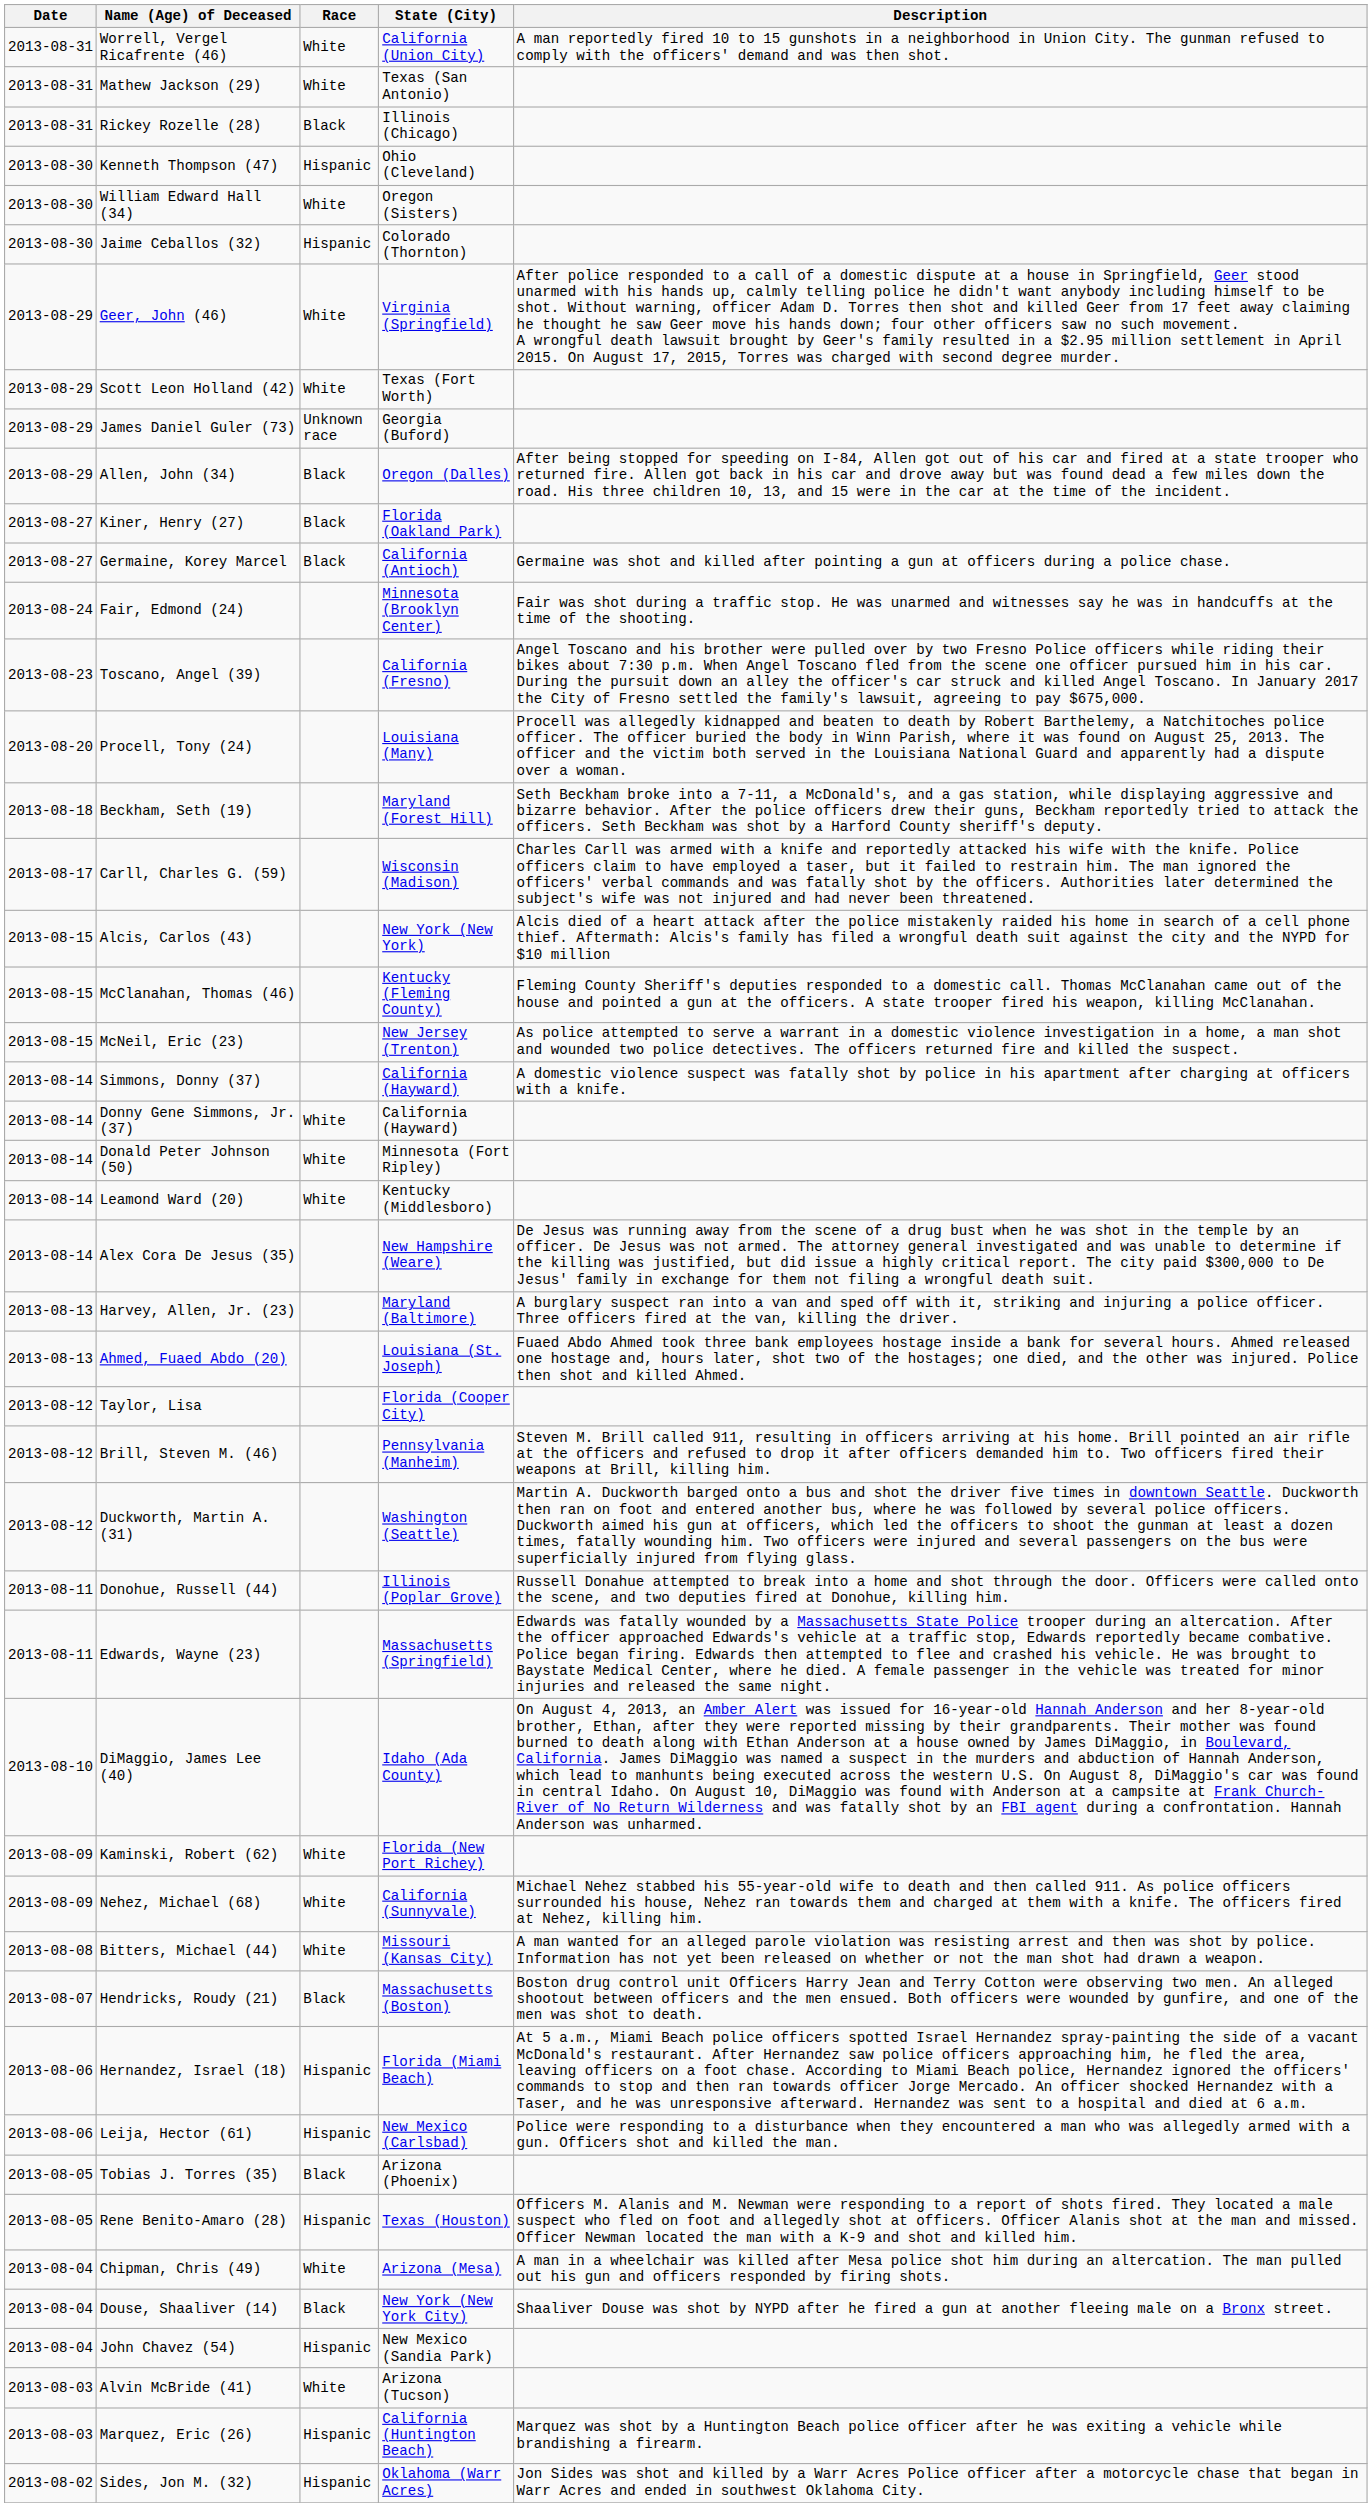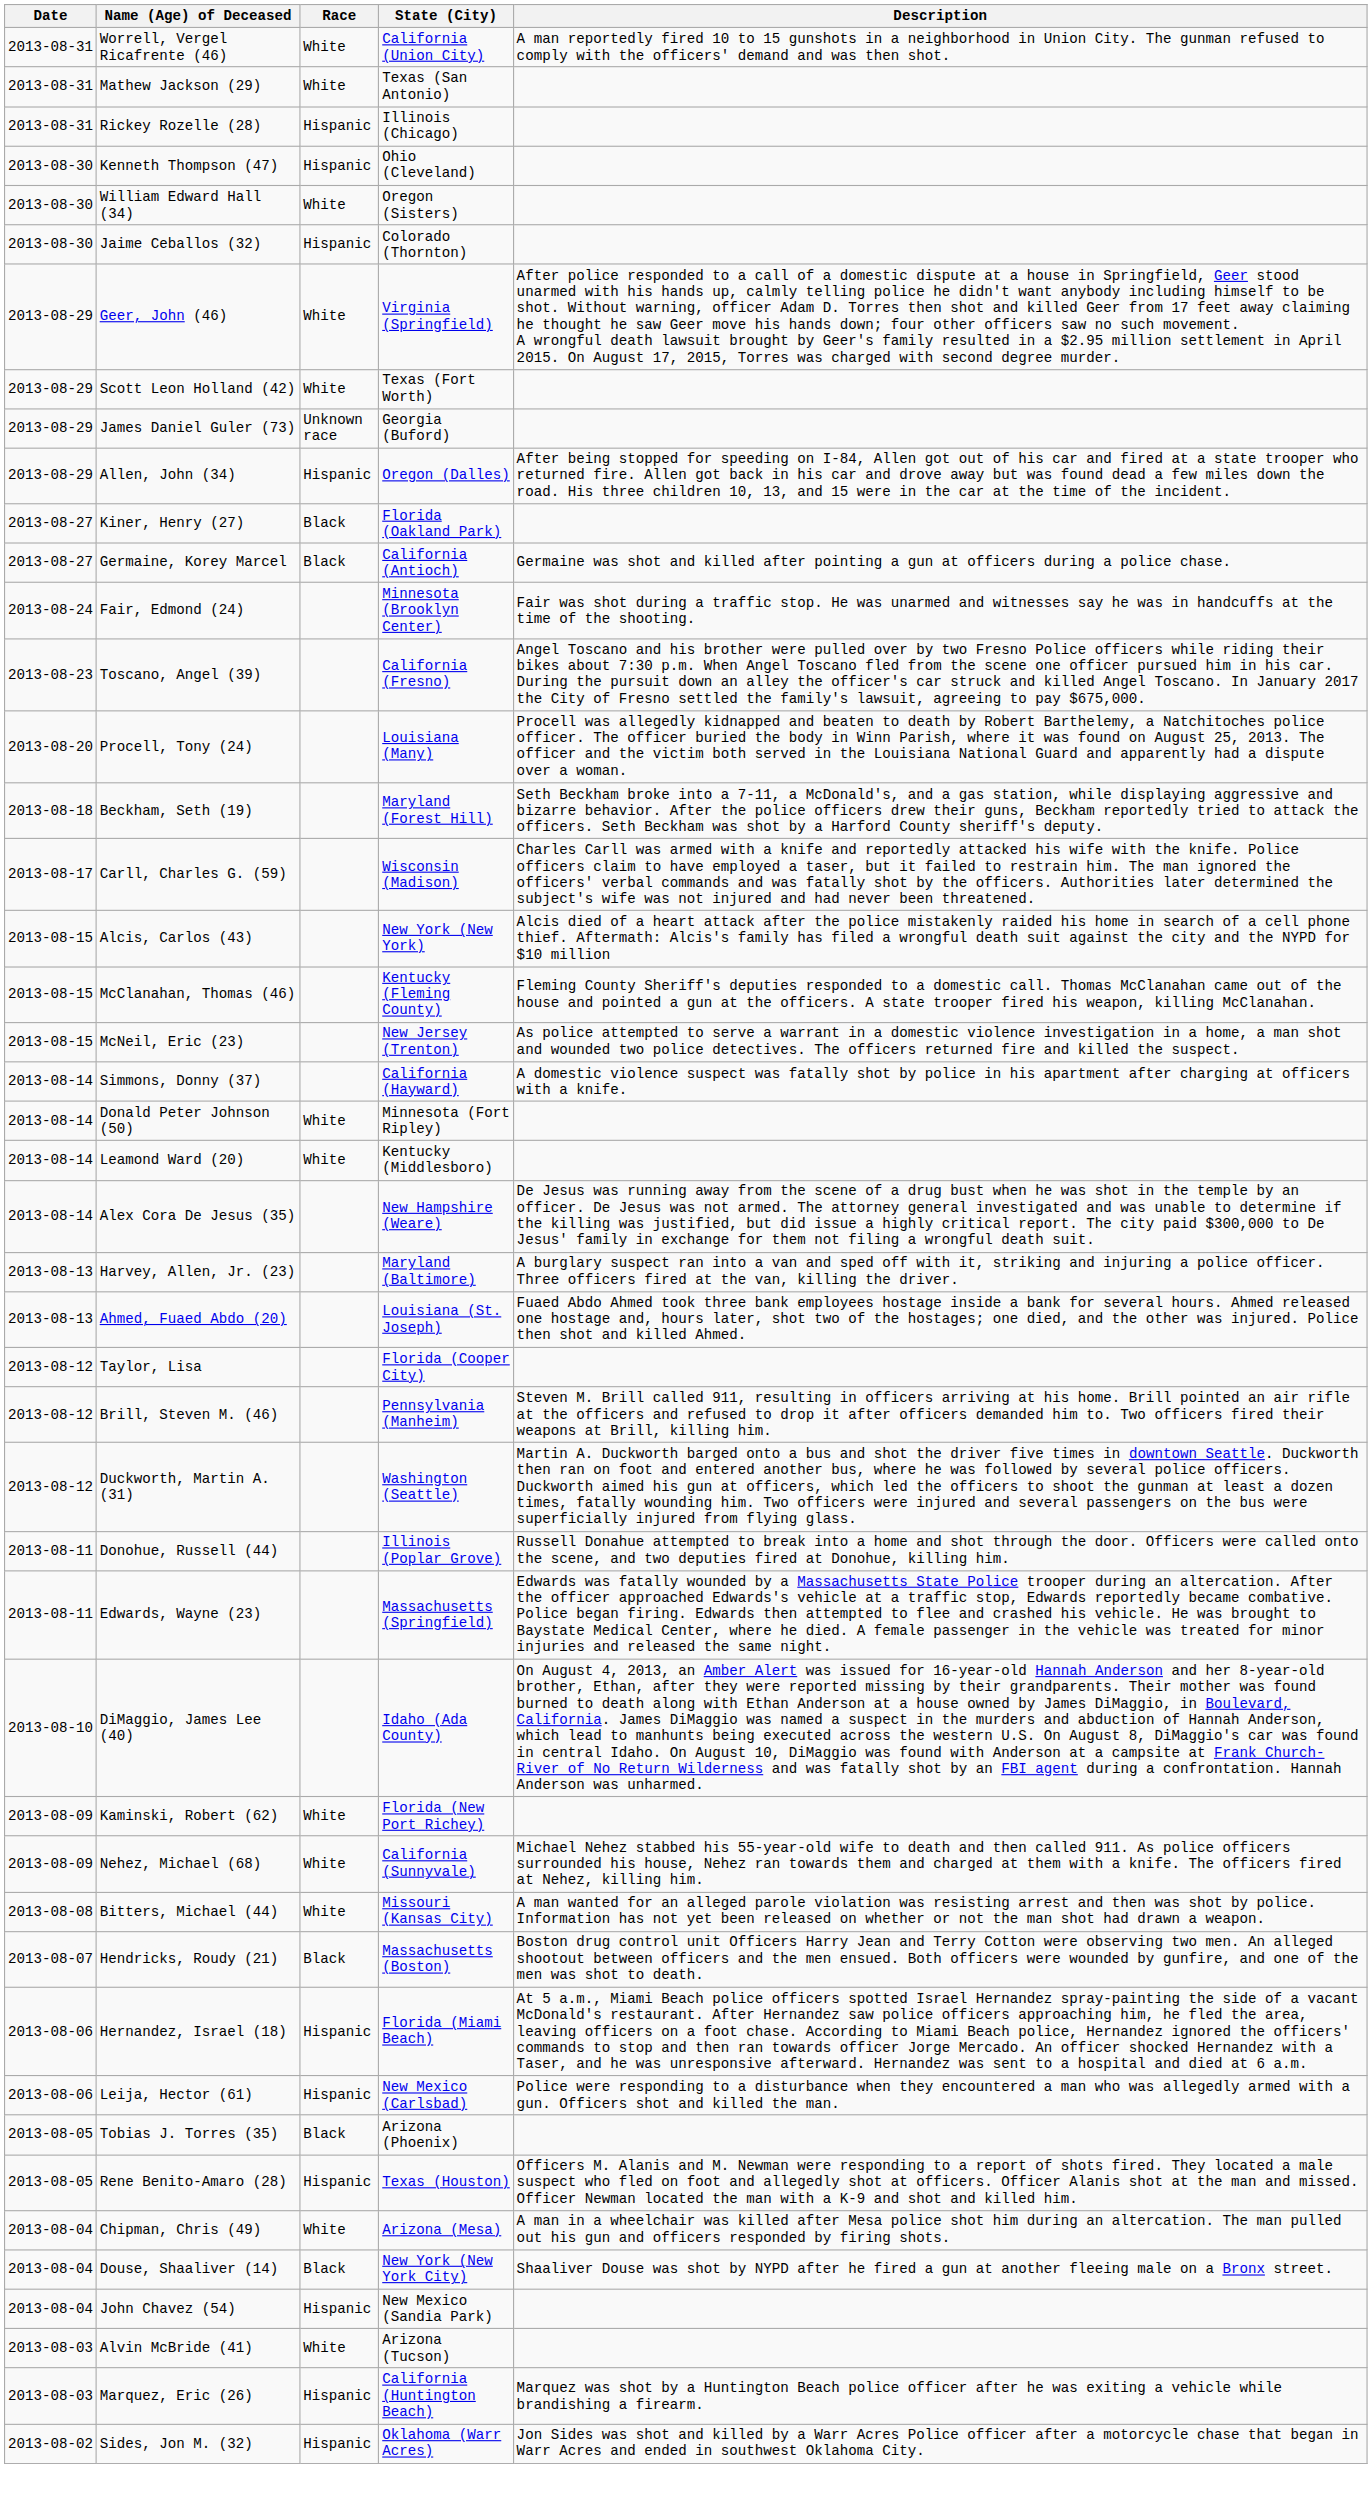(324, 126) Black -> (337, 126) Hispanic
(324, 476) Black -> (337, 476) Hispanic
- row: (197, 1121)
